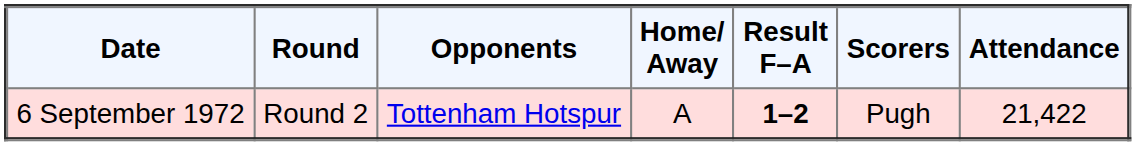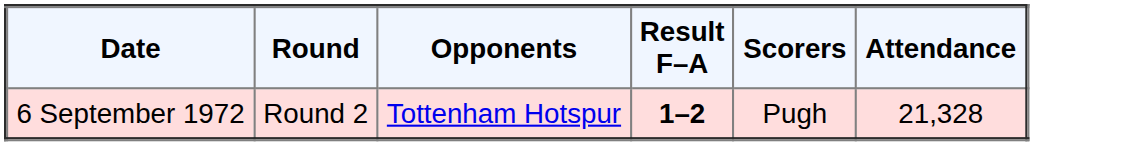- column: (682, 48)
(1044, 113) 21,422 -> (941, 113) 21,328
